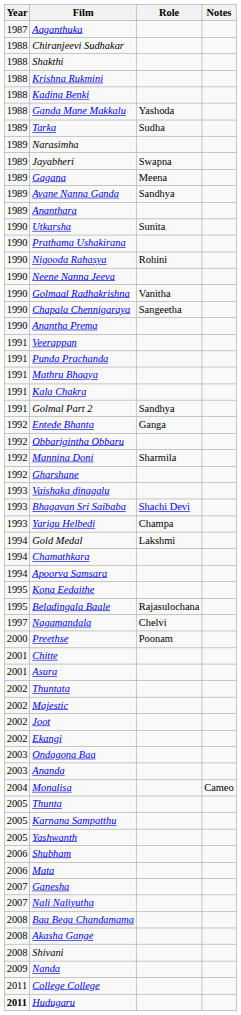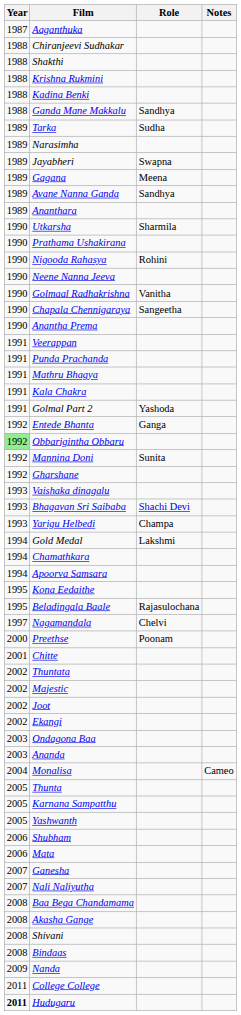(156, 111) Yashoda -> (157, 111) Sandhya
(152, 227) Sunita -> (158, 227) Sharmila
(157, 408) Sandhya -> (156, 408) Yashoda
(17, 441) no background -> (17, 441) lightgreen background
(158, 458) Sharmila -> (152, 458) Sunita
- row: (45, 672)
+ row: (49, 952)
